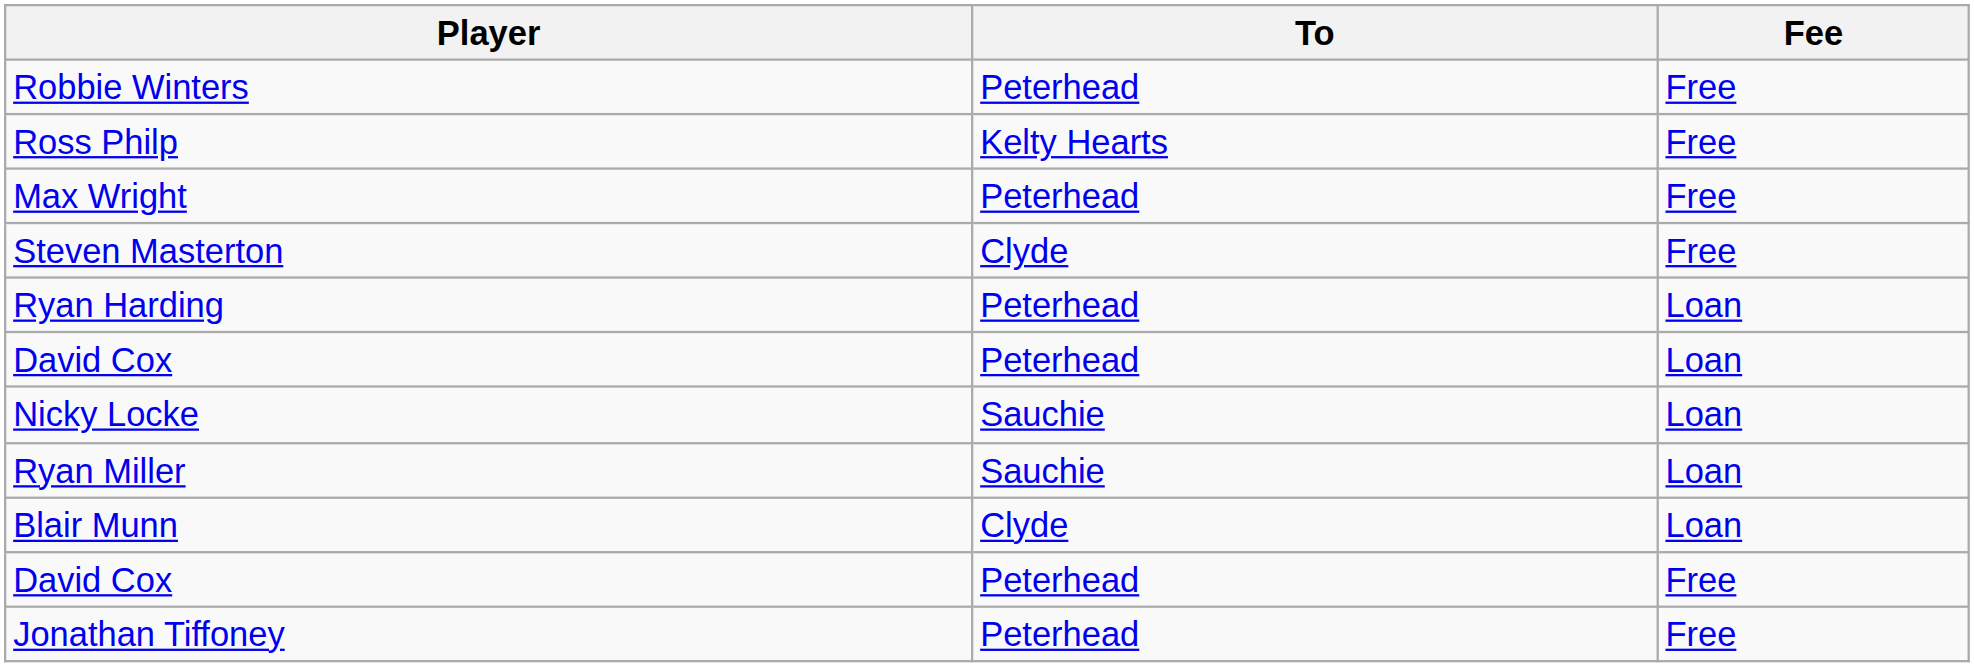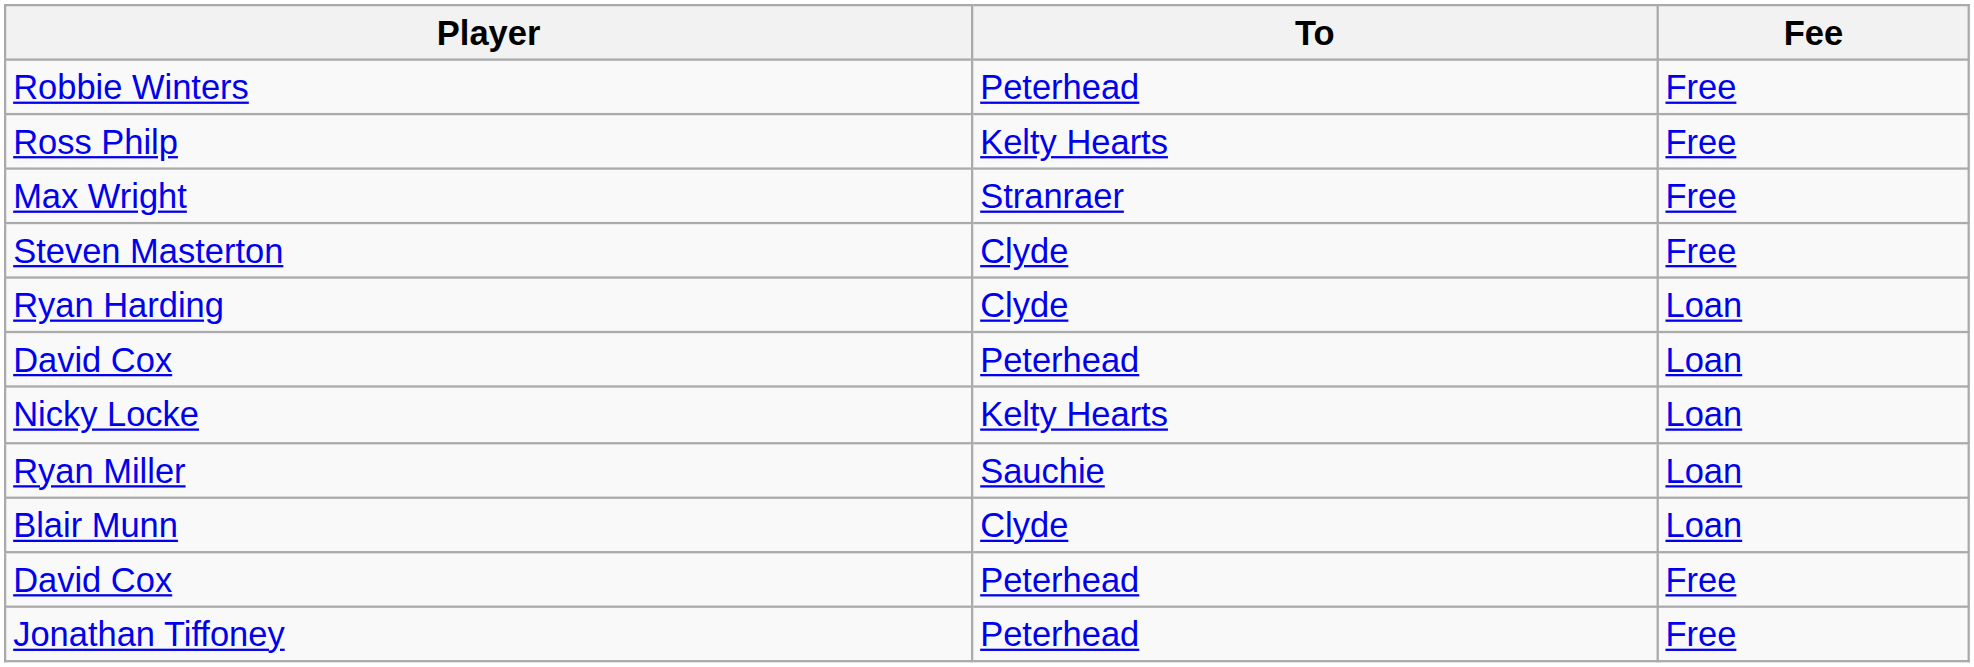(1060, 196) Peterhead -> (1052, 196) Stranraer
(1060, 306) Peterhead -> (1024, 306) Clyde
(1042, 415) Sauchie -> (1074, 415) Kelty Hearts
